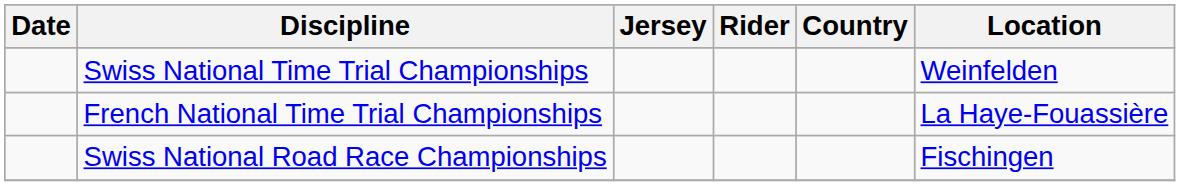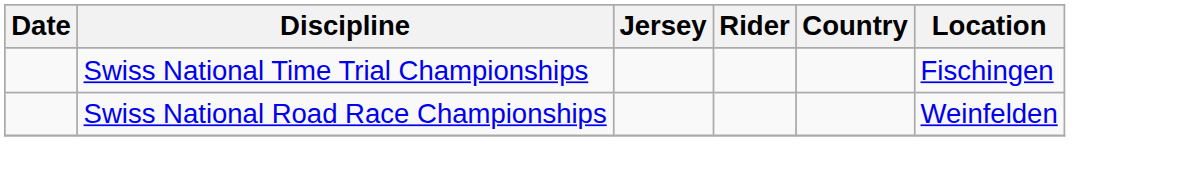(989, 69) Weinfelden -> (987, 69) Fischingen
- row: (343, 113)
(987, 157) Fischingen -> (989, 113) Weinfelden
